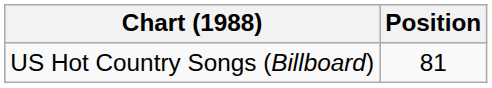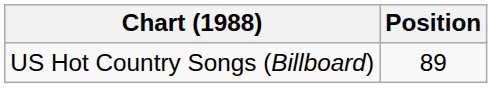(433, 62) 81 -> (433, 62) 89
